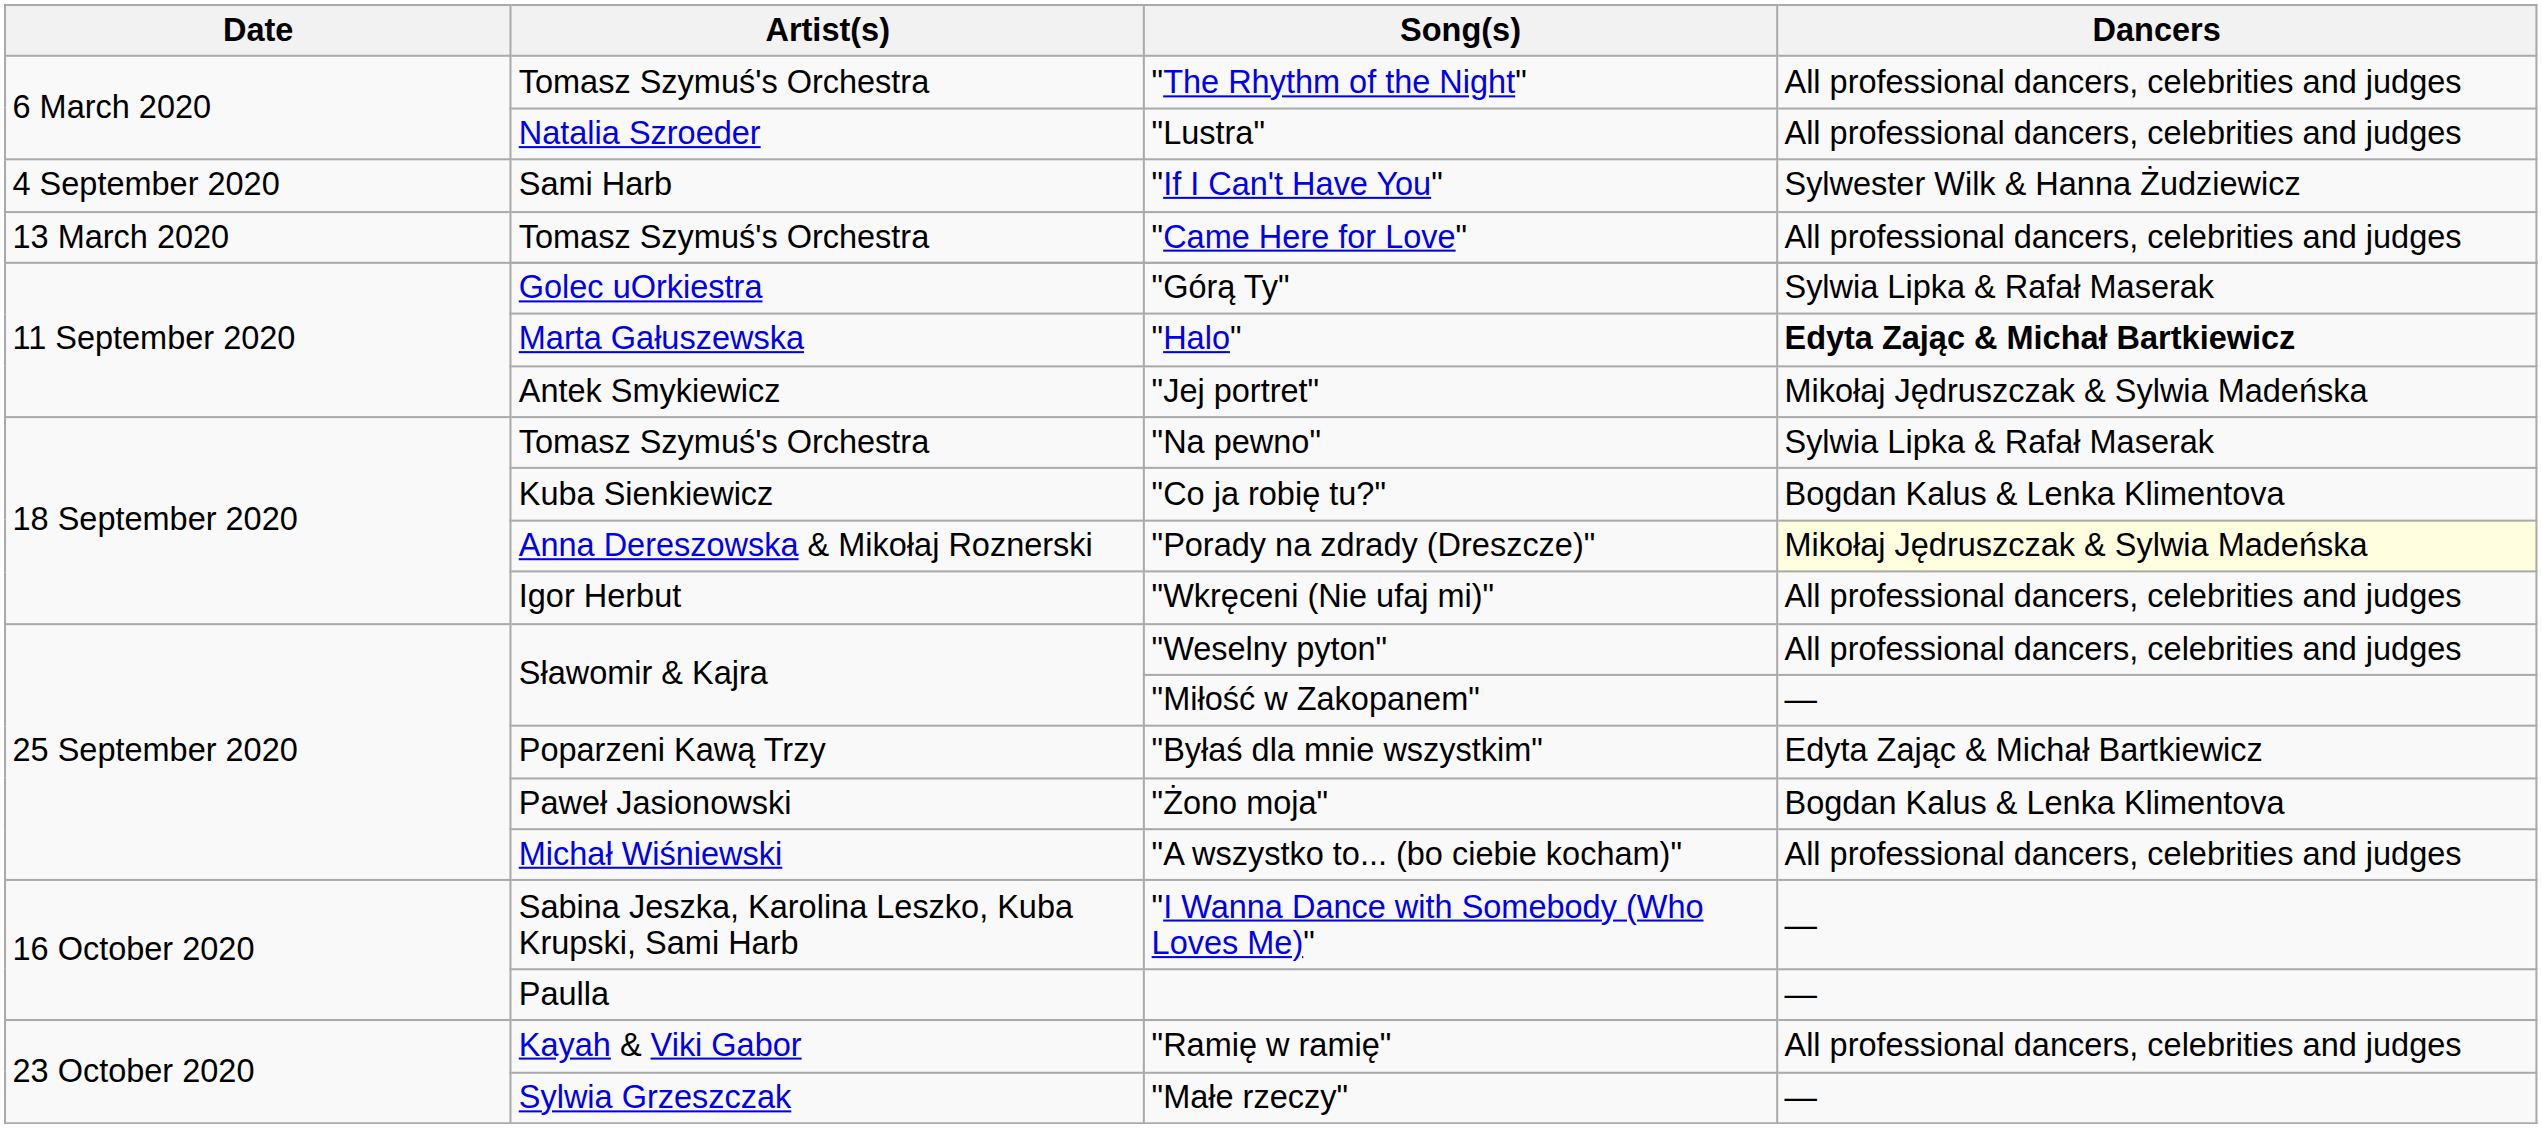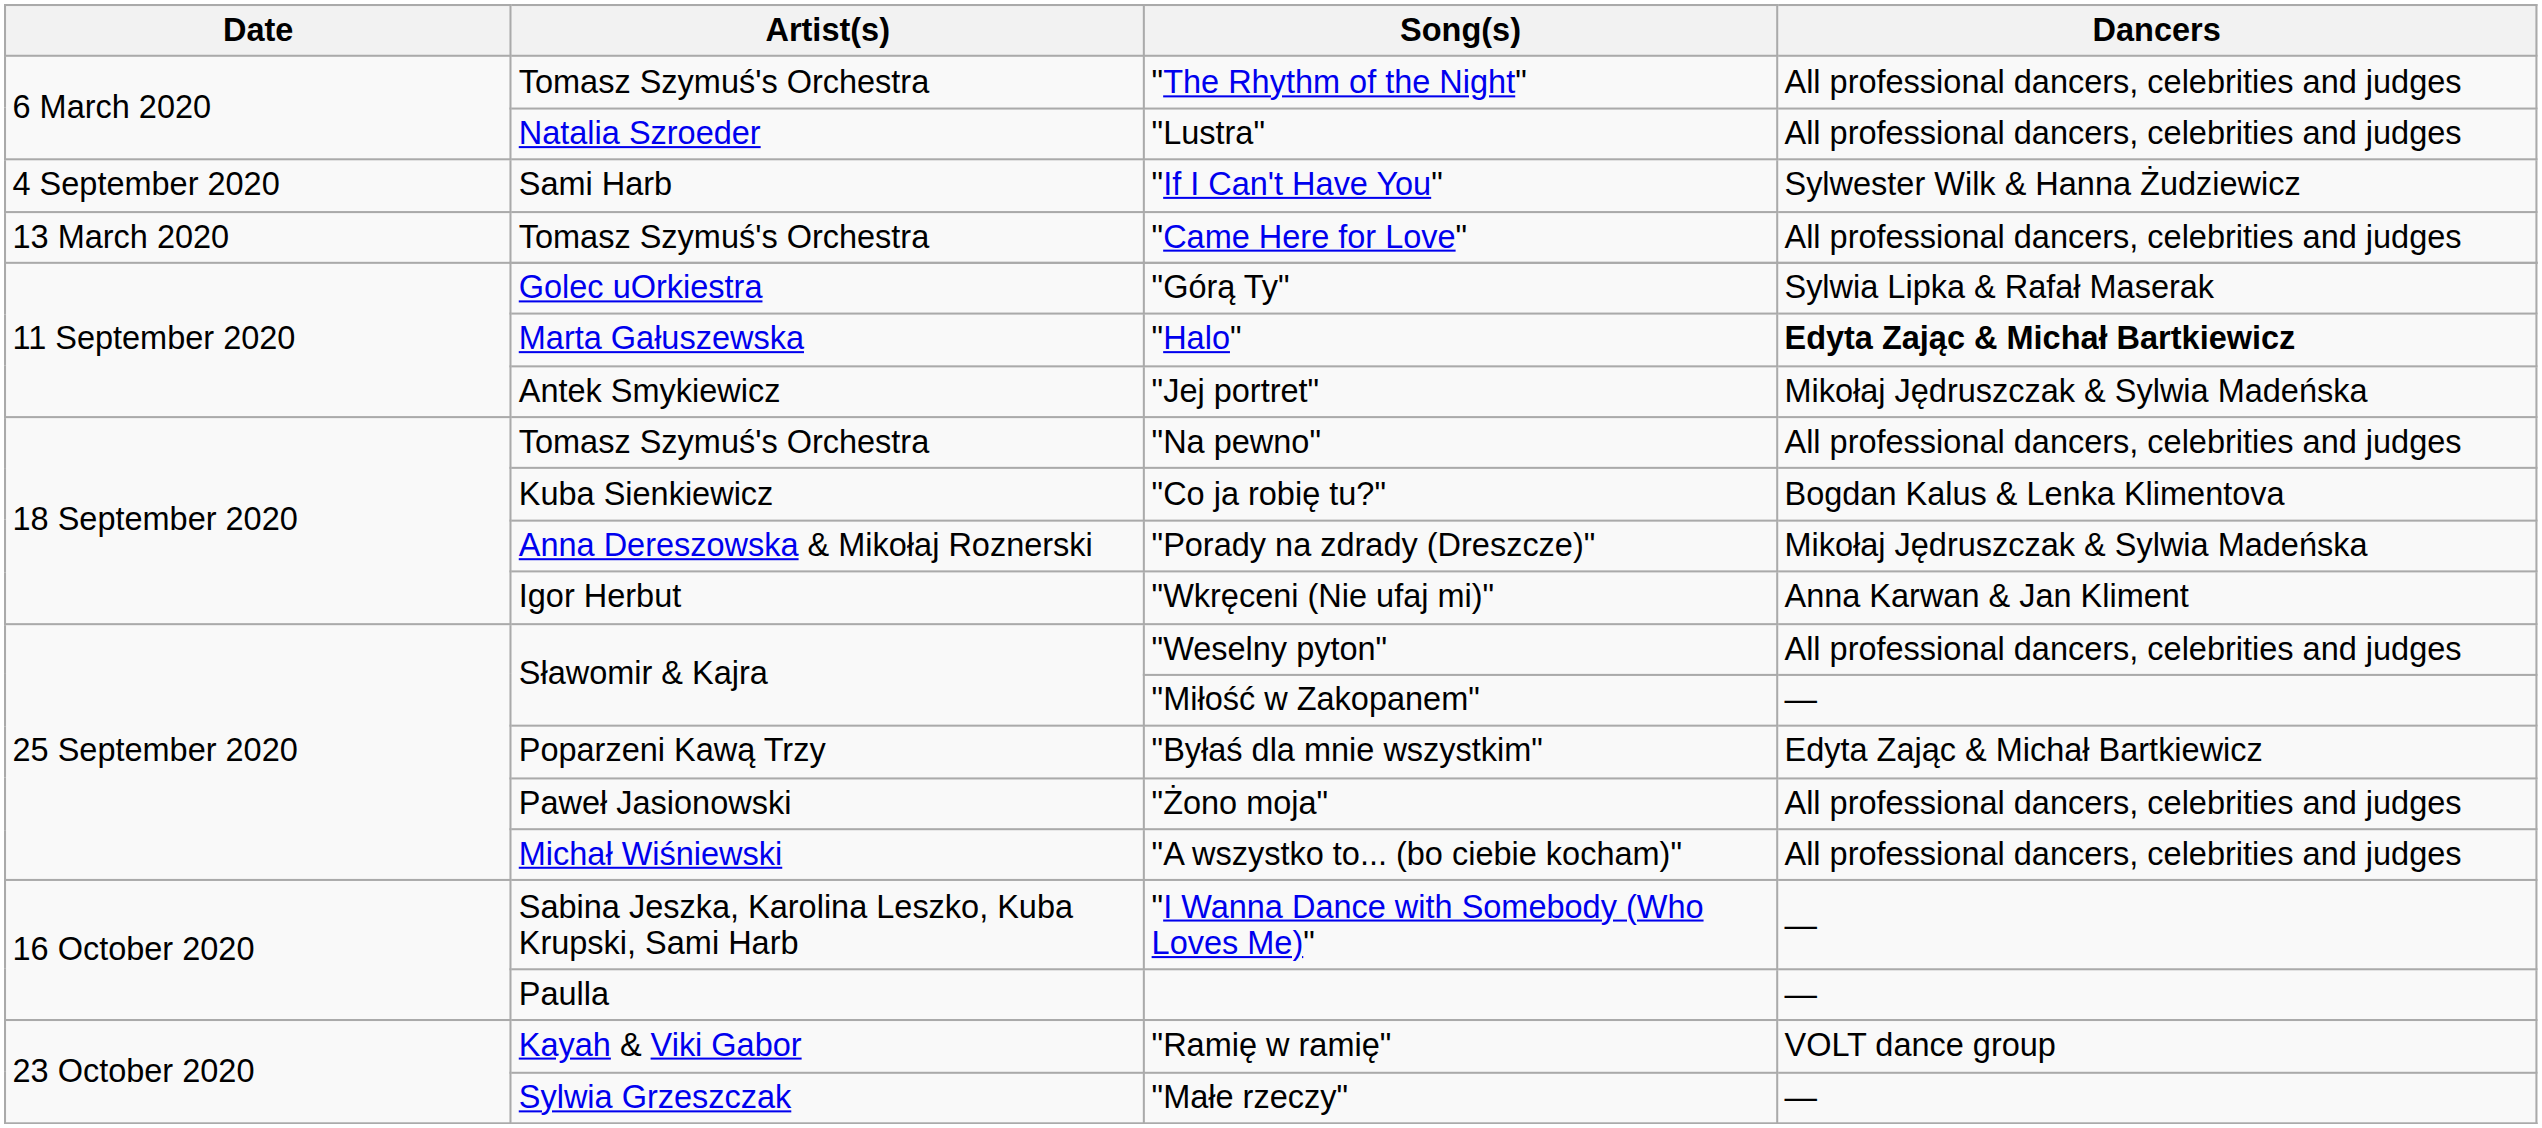(1999, 442) Sylwia Lipka & Rafał Maserak -> (2123, 442) All professional dancers, celebrities and judges
(2076, 545) lightyellow background -> (2076, 545) no background
(2123, 596) All professional dancers, celebrities and judges -> (1987, 596) Anna Karwan & Jan Kliment
(2035, 802) Bogdan Kalus & Lenka Klimentova -> (2123, 802) All professional dancers, celebrities and judges
(2123, 1045) All professional dancers, celebrities and judges -> (1920, 1045) VOLT dance group
